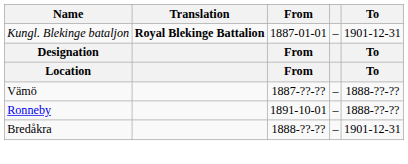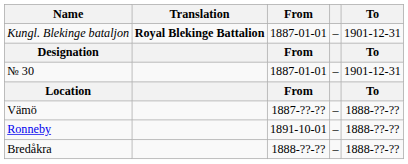+ row: (21, 71)
(372, 129) 1901-12-31 -> (372, 149) 1888-??-??
